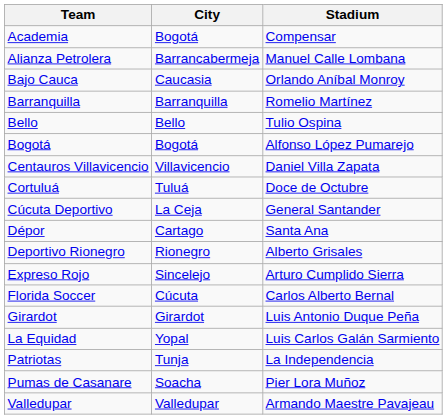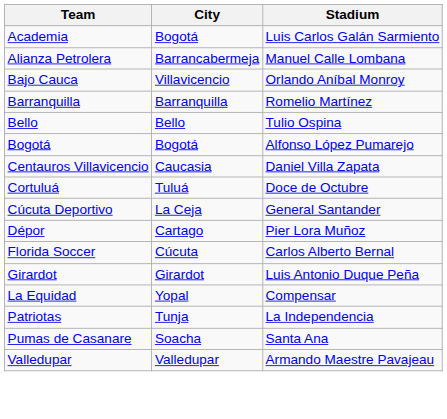(301, 36) Compensar -> (352, 36) Luis Carlos Galán Sarmiento
(183, 79) Caucasia -> (192, 79) Villavicencio
(192, 166) Villavicencio -> (183, 166) Caucasia
(297, 230) Santa Ana -> (315, 230) Pier Lora Muñoz
- row: (66, 252)
- row: (48, 274)
(352, 338) Luis Carlos Galán Sarmiento -> (301, 295) Compensar
(315, 381) Pier Lora Muñoz -> (297, 338) Santa Ana
